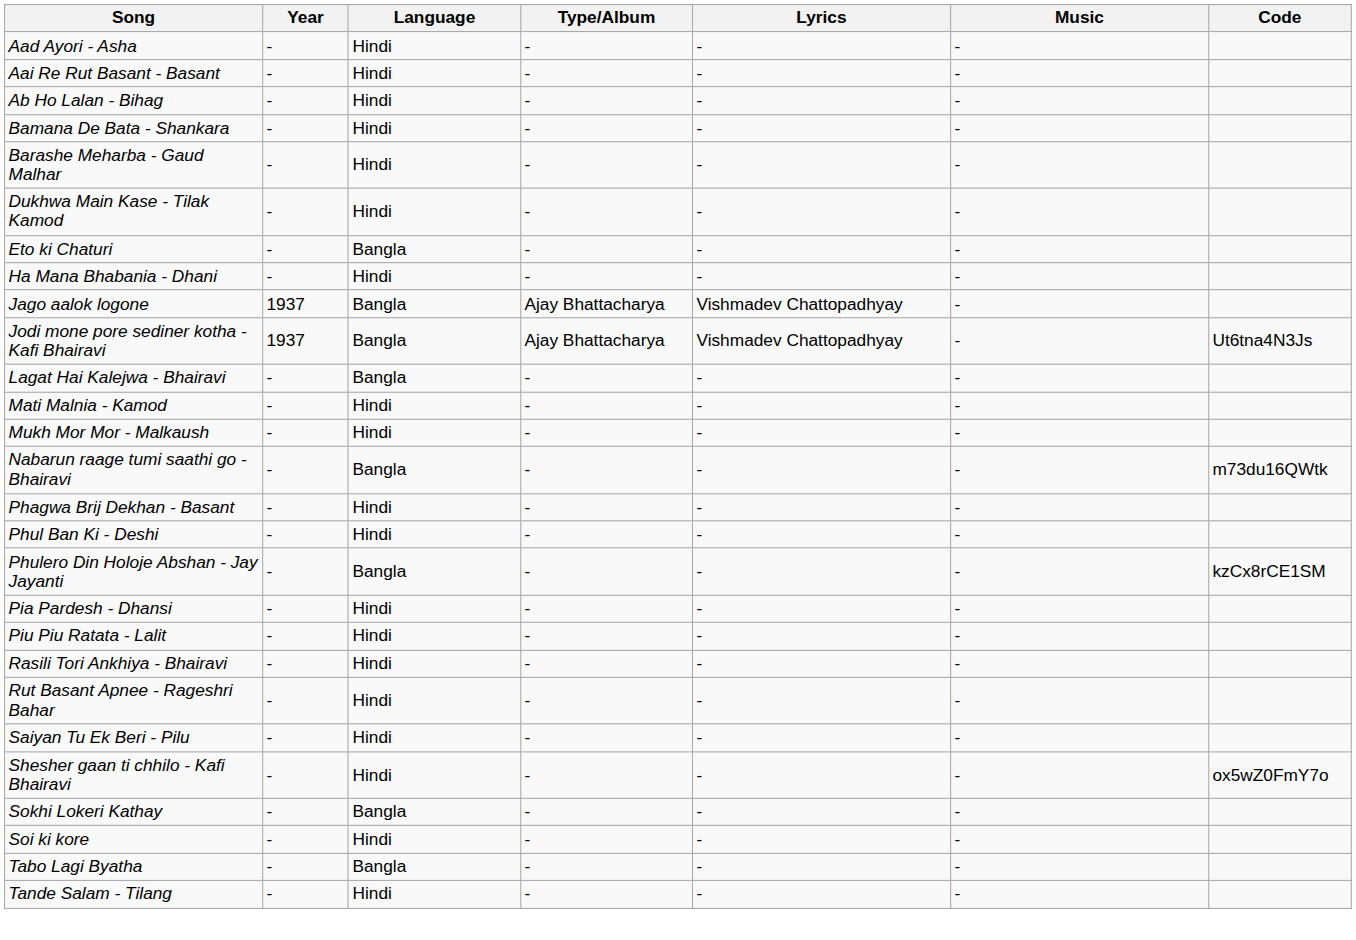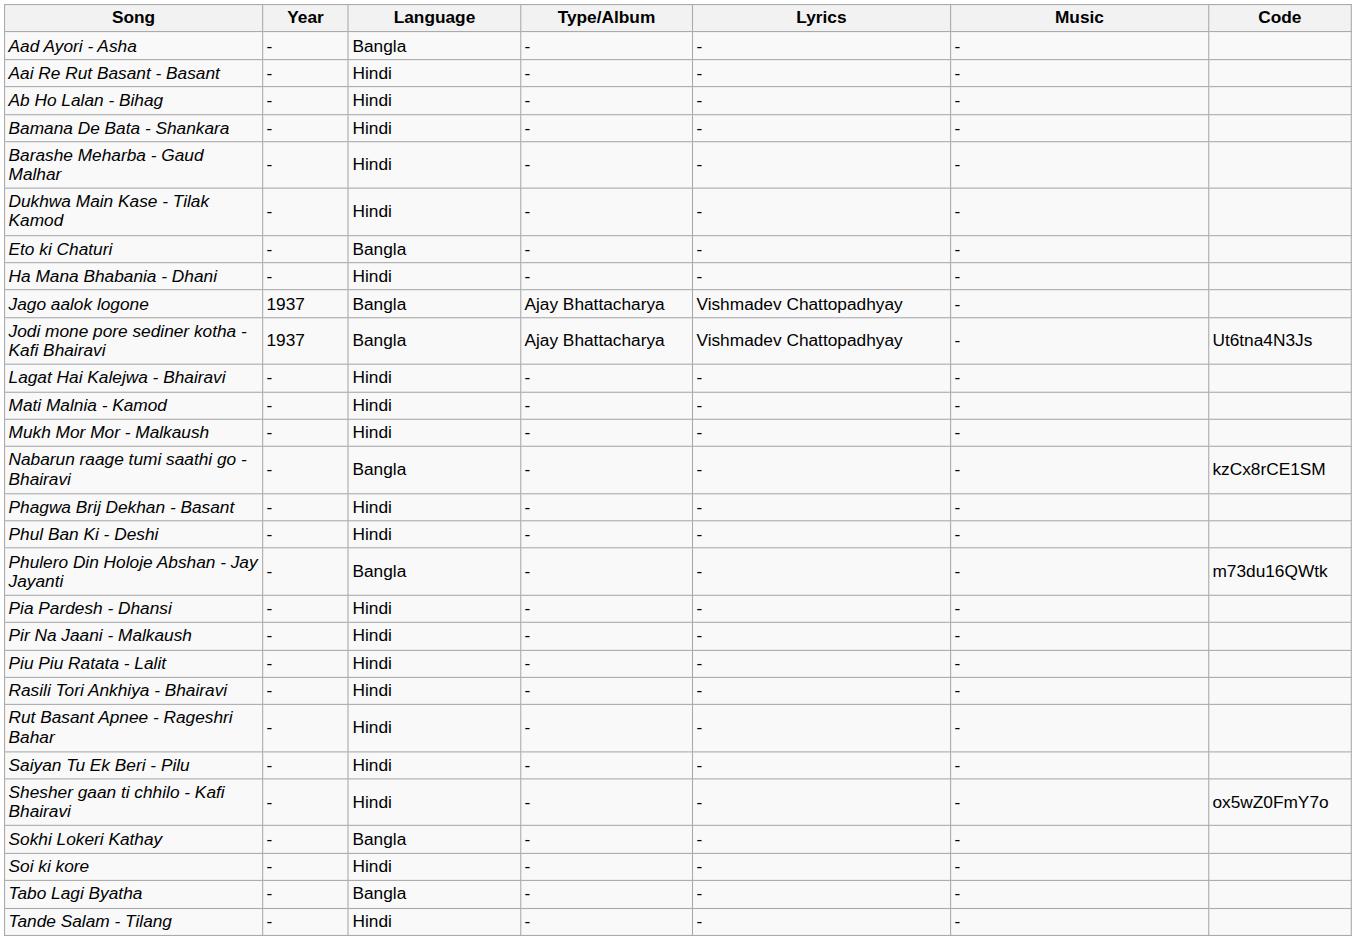(372, 45) Hindi -> (379, 45) Bangla
(379, 377) Bangla -> (372, 377) Hindi
(1270, 469) m73du16QWtk -> (1269, 469) kzCx8rCE1SM
(1269, 571) kzCx8rCE1SM -> (1270, 571) m73du16QWtk
+ row: (100, 636)
